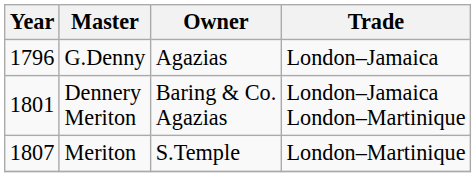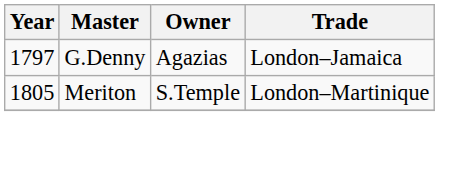(32, 57) 1796 -> (32, 57) 1797
- row: (103, 105)
(32, 152) 1807 -> (32, 92) 1805
